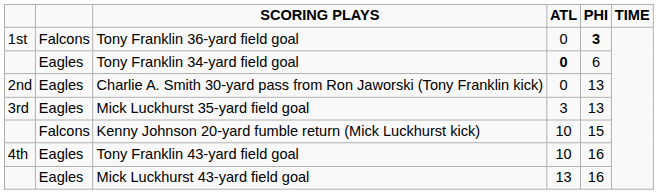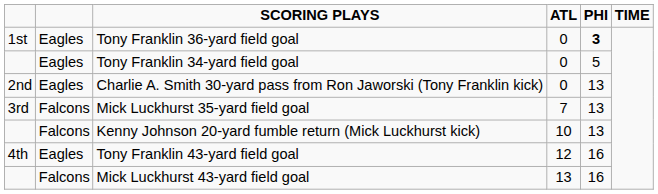(64, 39) Falcons -> (61, 39) Eagles
(563, 62) bold -> (563, 62) normal
(596, 62) 6 -> (596, 62) 5
(61, 108) Eagles -> (64, 108) Falcons
(563, 108) 3 -> (563, 108) 7
(596, 131) 15 -> (596, 131) 13
(564, 154) 10 -> (564, 154) 12
(61, 177) Eagles -> (64, 177) Falcons
